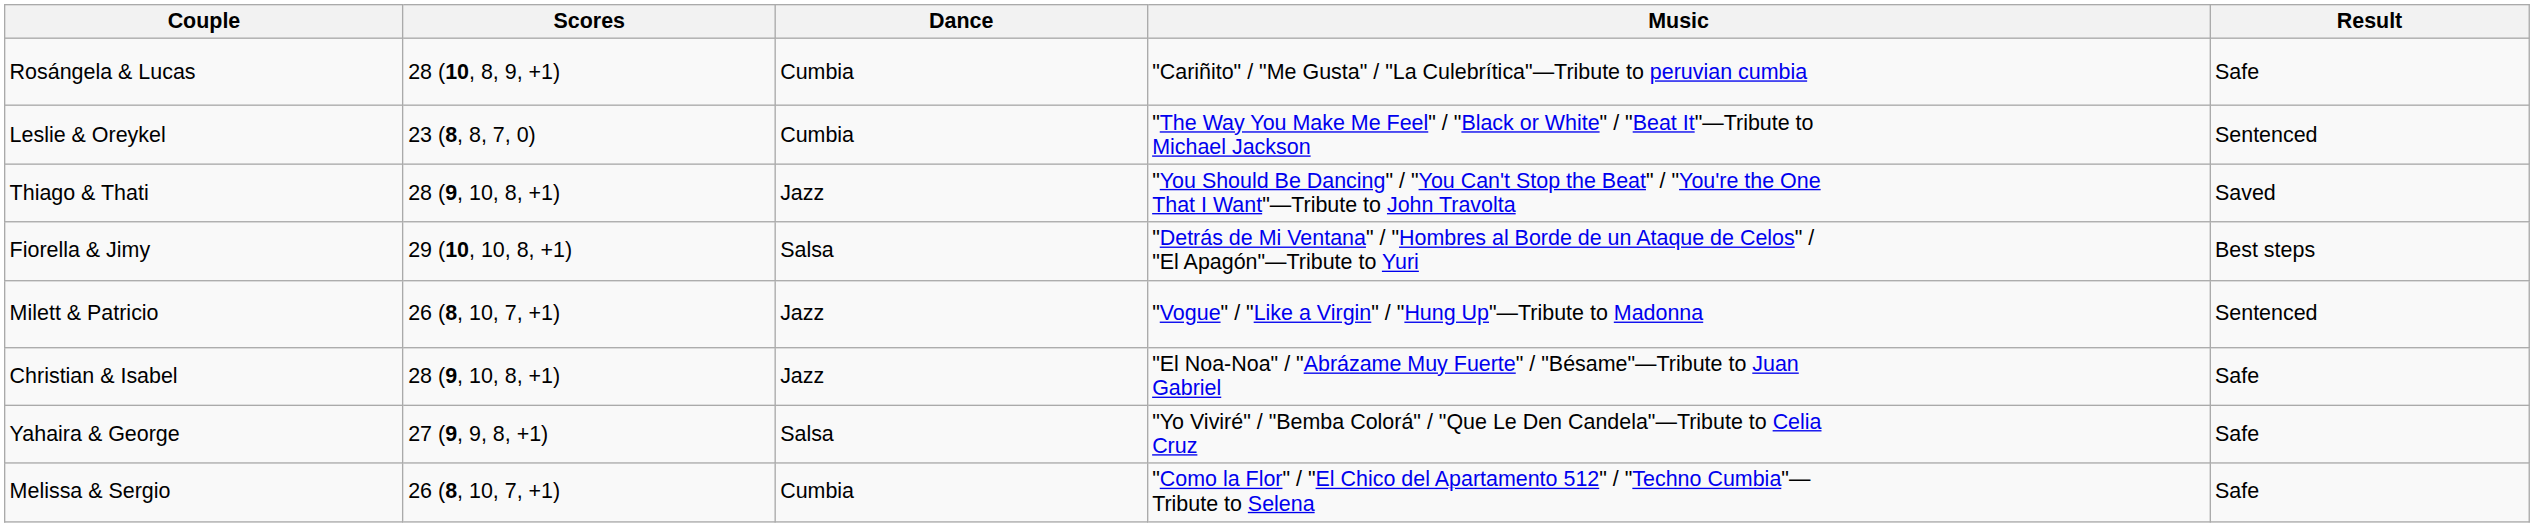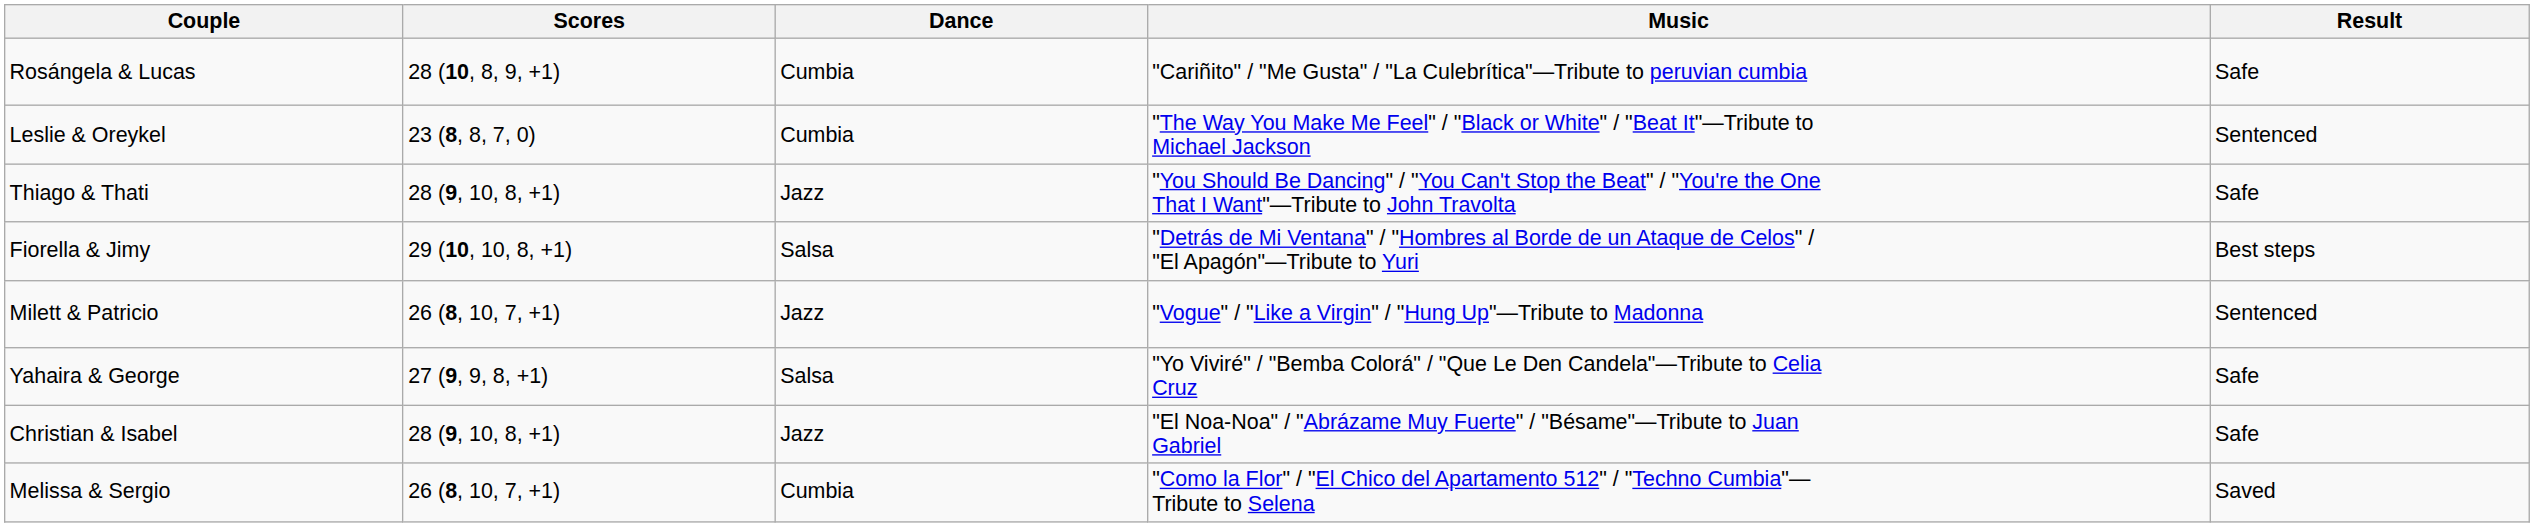(2245, 192) Saved -> (2237, 192) Safe
rows swapped: (95, 434) <-> (94, 375)
(2237, 492) Safe -> (2245, 492) Saved
